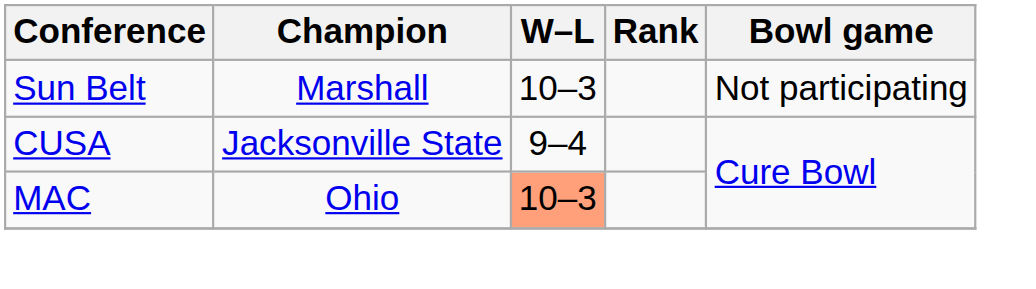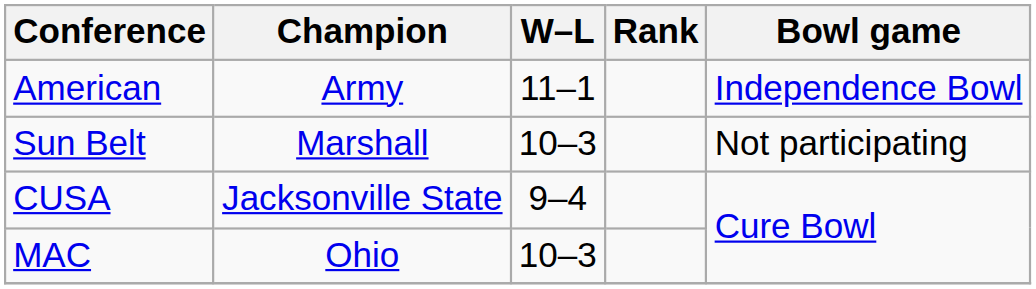+ row: (87, 87)
(558, 198) lightsalmon background -> (558, 254) no background
